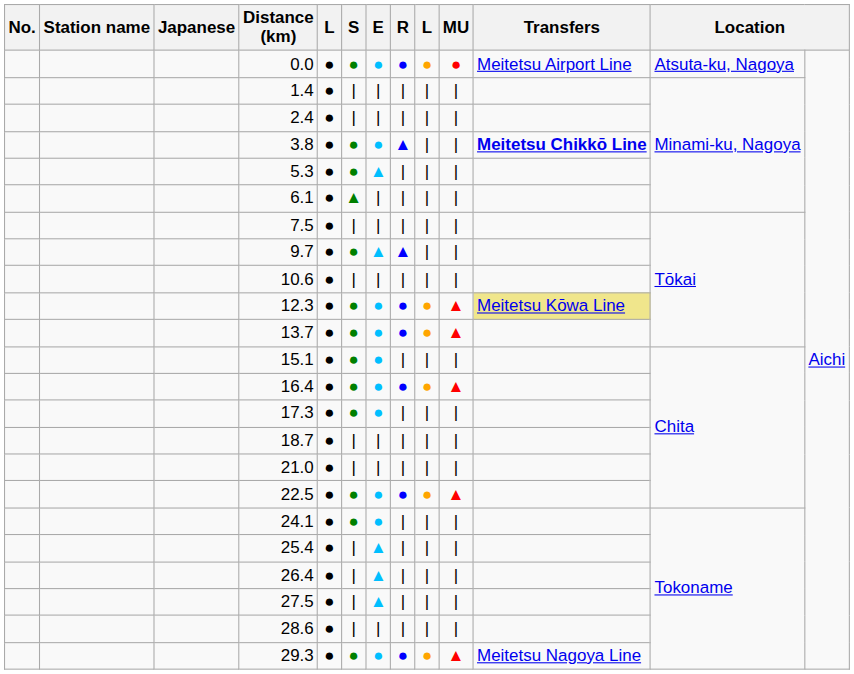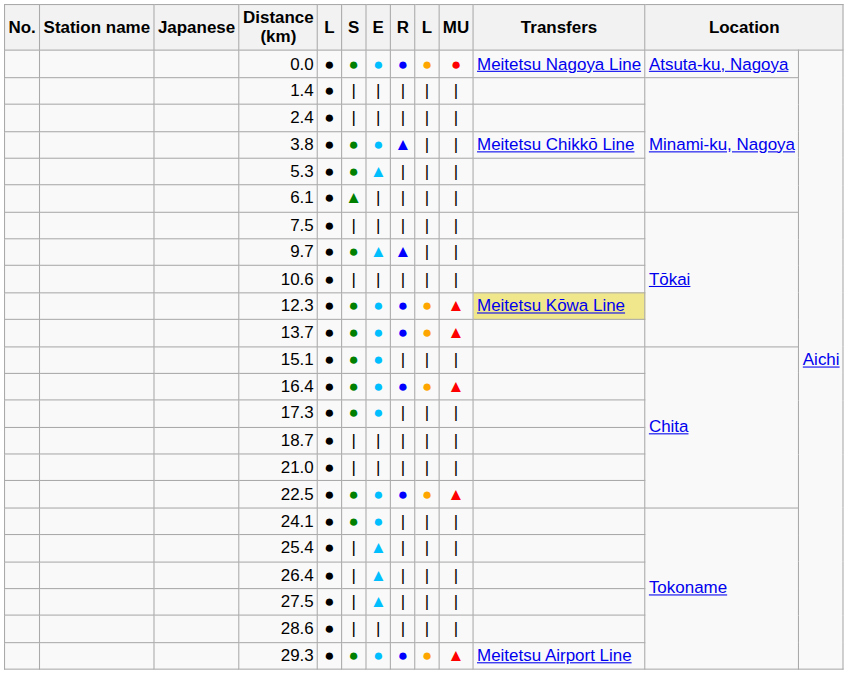(554, 63) Meitetsu Airport Line -> (559, 63) Meitetsu Nagoya Line
(562, 144) bold -> (556, 144) normal
(559, 655) Meitetsu Nagoya Line -> (554, 655) Meitetsu Airport Line
